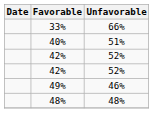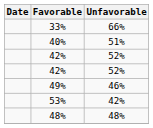+ row: (57, 101)
